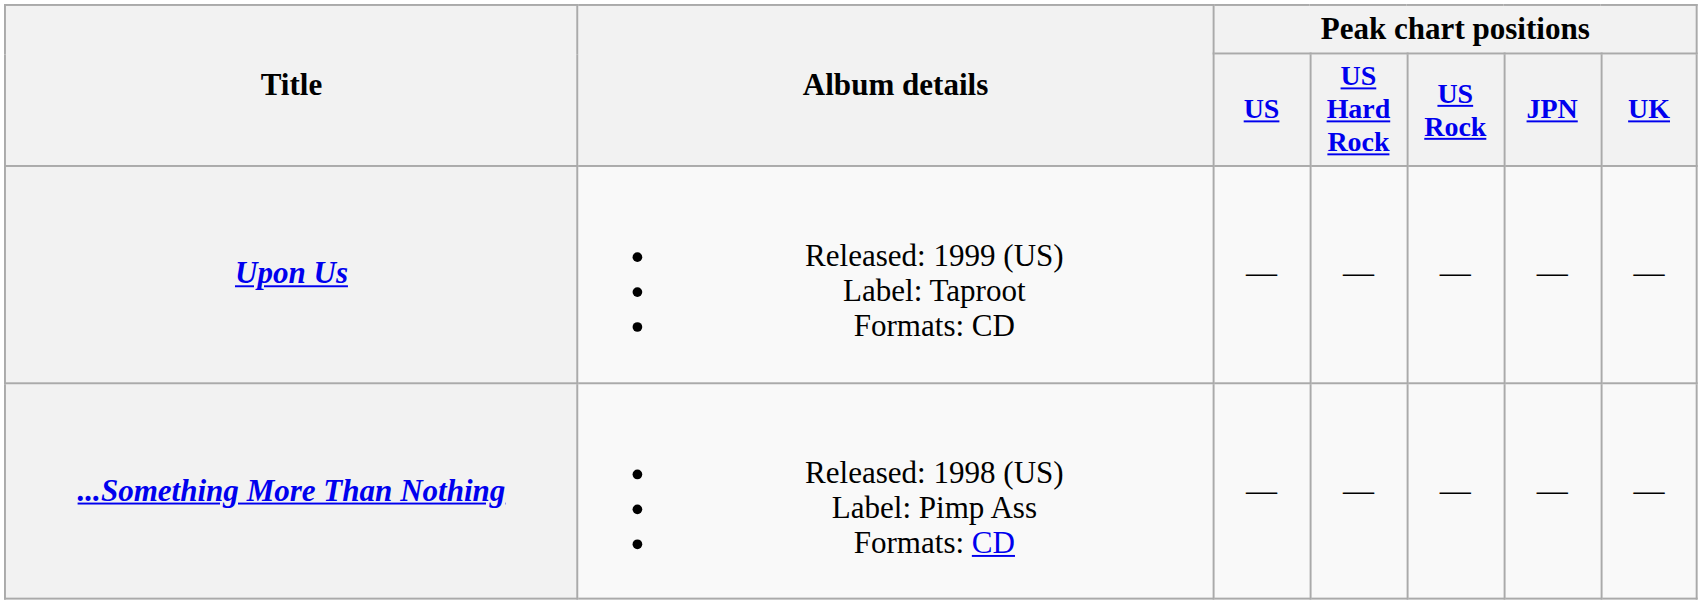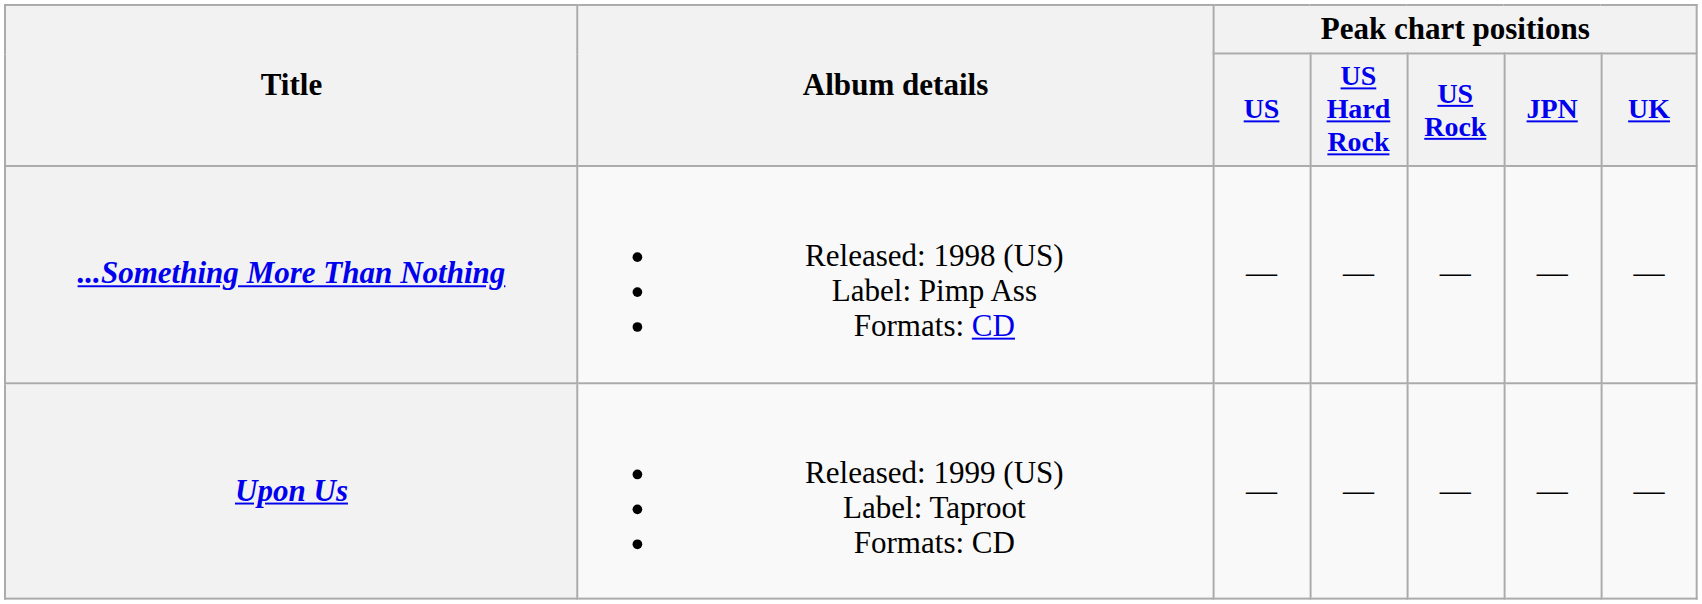rows swapped: (291, 489) <-> (291, 273)
